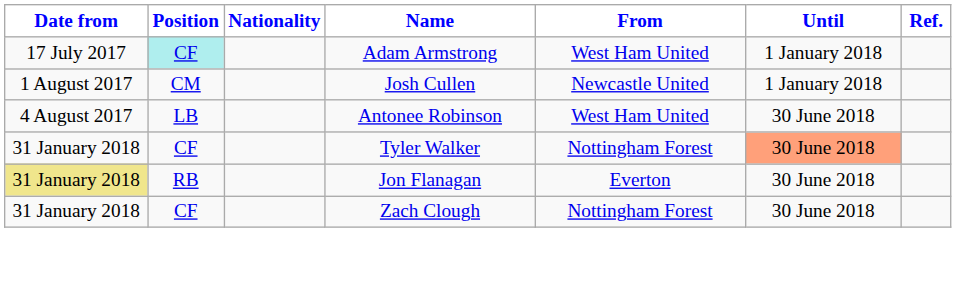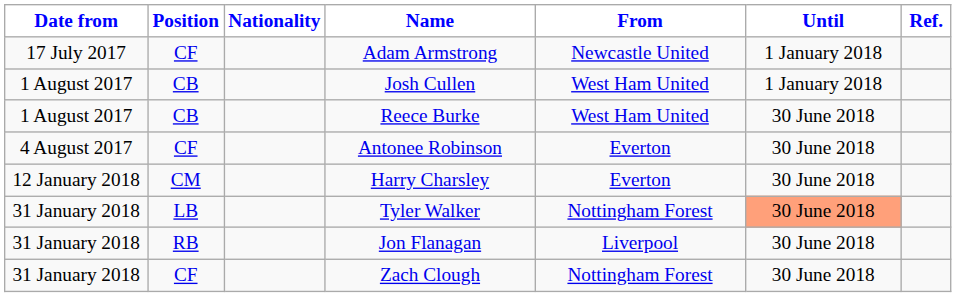(186, 52) paleturquoise background -> (186, 52) no background
(640, 52) West Ham United -> (640, 52) Newcastle United
(186, 84) CM -> (186, 84) CB
(640, 84) Newcastle United -> (640, 84) West Ham United
+ row: (430, 116)
(186, 116) LB -> (186, 148) CF
(640, 116) West Ham United -> (640, 148) Everton
+ row: (430, 179)
(186, 148) CF -> (186, 211) LB
(76, 179) khaki background -> (76, 243) no background
(640, 179) Everton -> (640, 243) Liverpool
